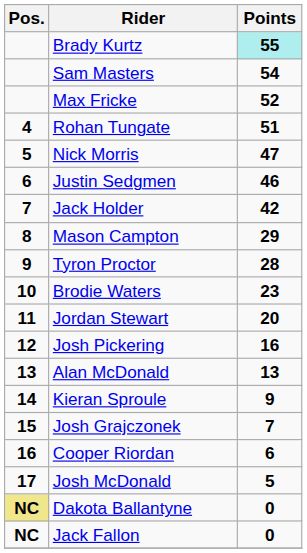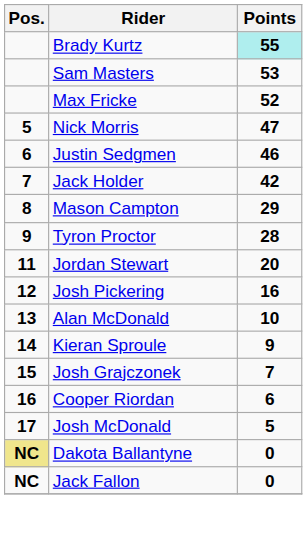(270, 73) 54 -> (270, 73) 53
- row: (111, 127)
- row: (107, 290)
(270, 372) 13 -> (270, 317) 10
